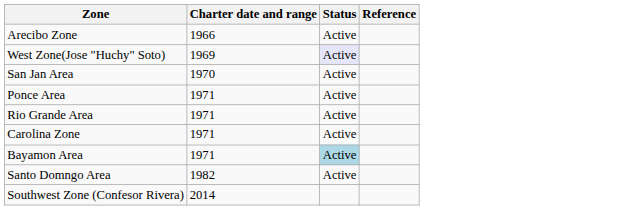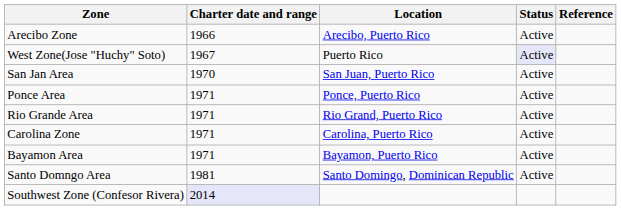+ column: (418, 14)
(202, 54) 1969 -> (202, 54) 1967
(340, 154) lightblue background -> (536, 154) no background
(202, 174) 1982 -> (202, 174) 1981
(202, 194) no background -> (202, 194) lavender background
